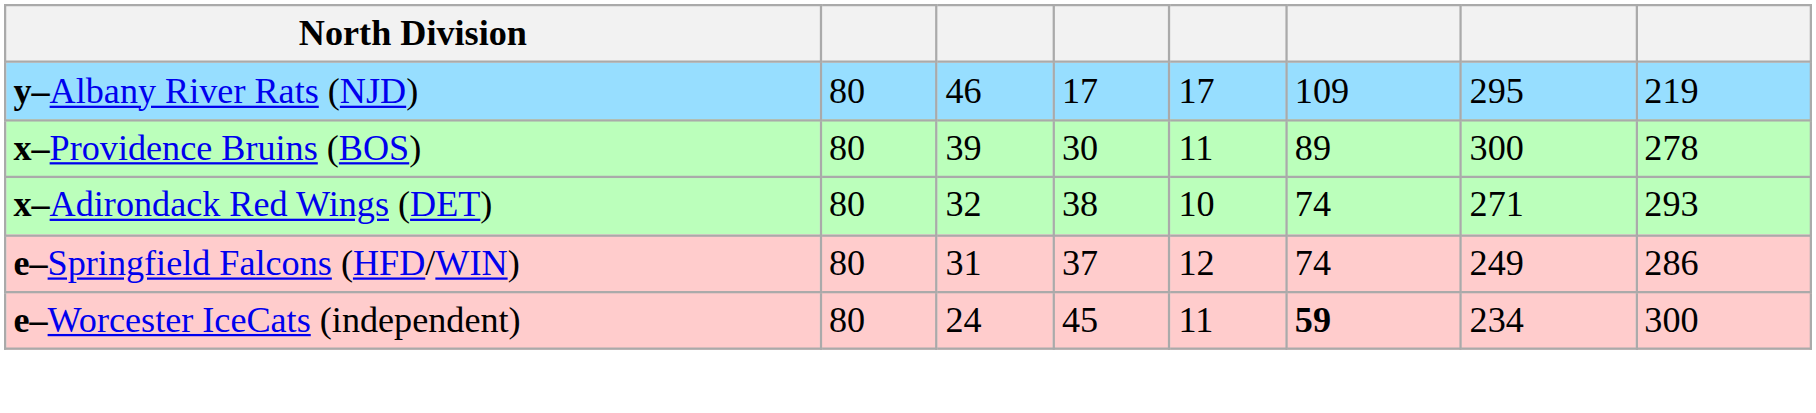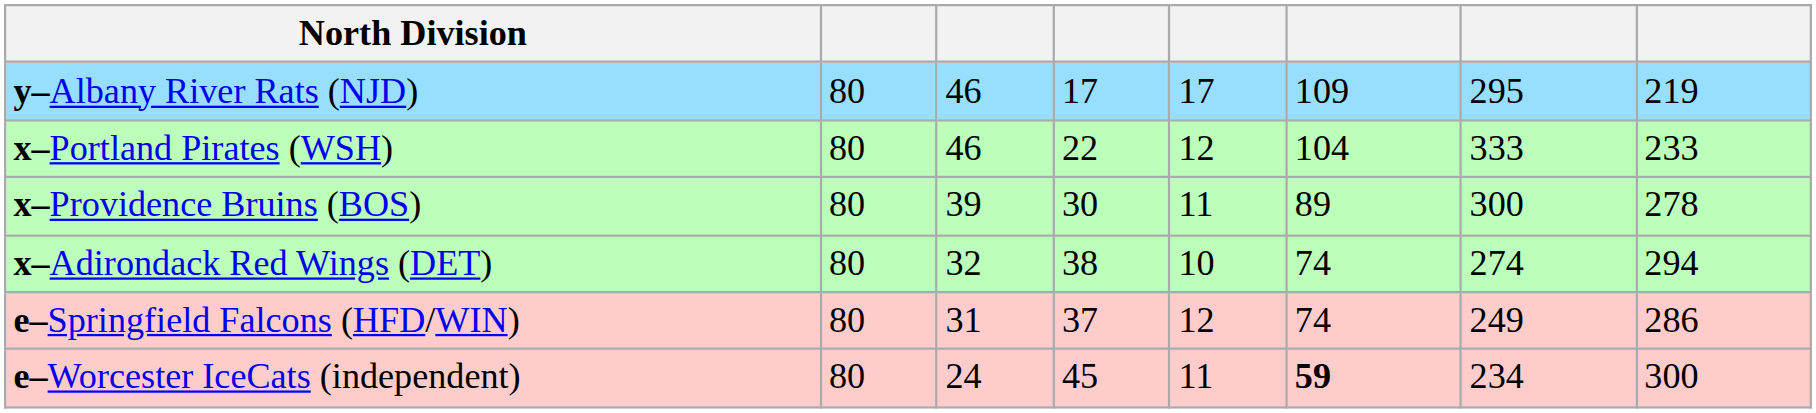+ row: (203, 147)
(1497, 205) 271 -> (1497, 262) 274
(1671, 205) 293 -> (1671, 262) 294
